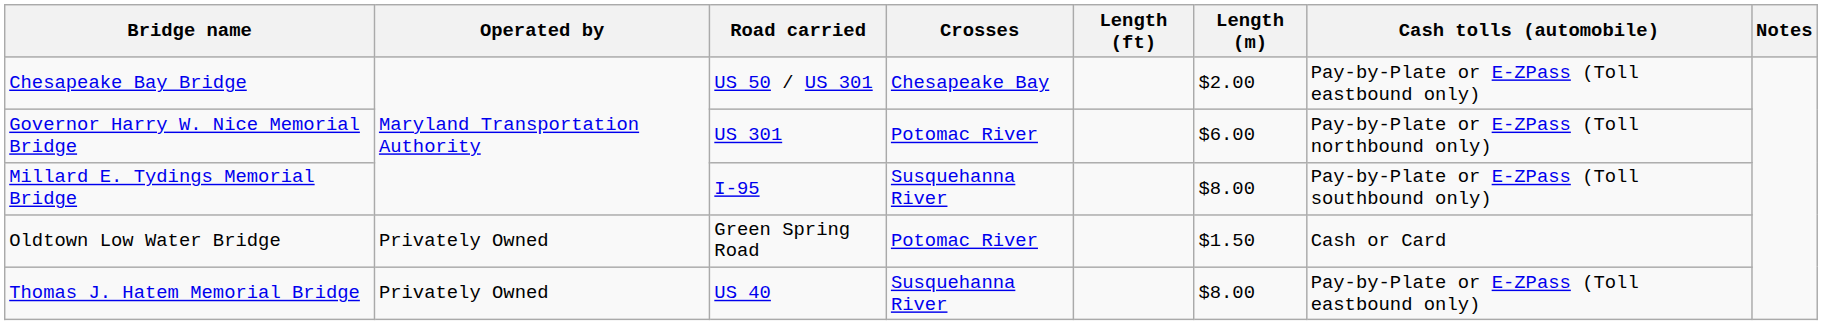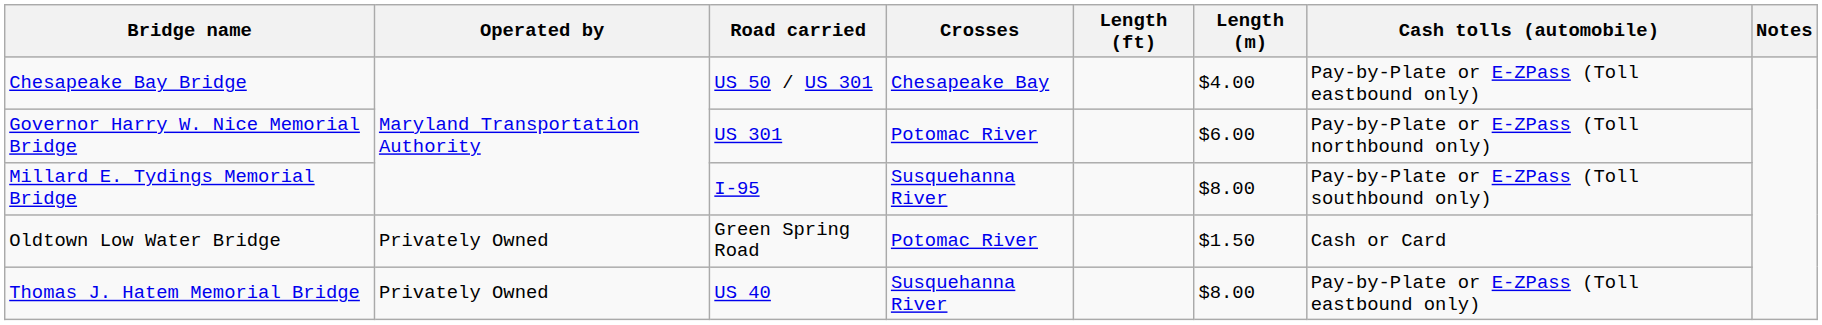(1227, 83) $2.00 -> (1227, 83) $4.00
